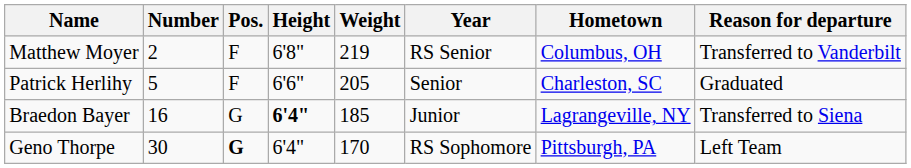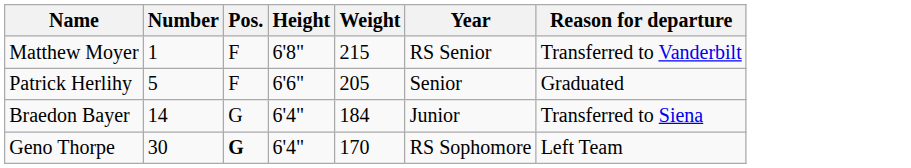- column: (616, 20)
(153, 52) 2 -> (153, 52) 1
(354, 52) 219 -> (354, 52) 215
(158, 115) 16 -> (158, 115) 14
(291, 115) bold -> (288, 115) normal
(354, 115) 185 -> (354, 115) 184
